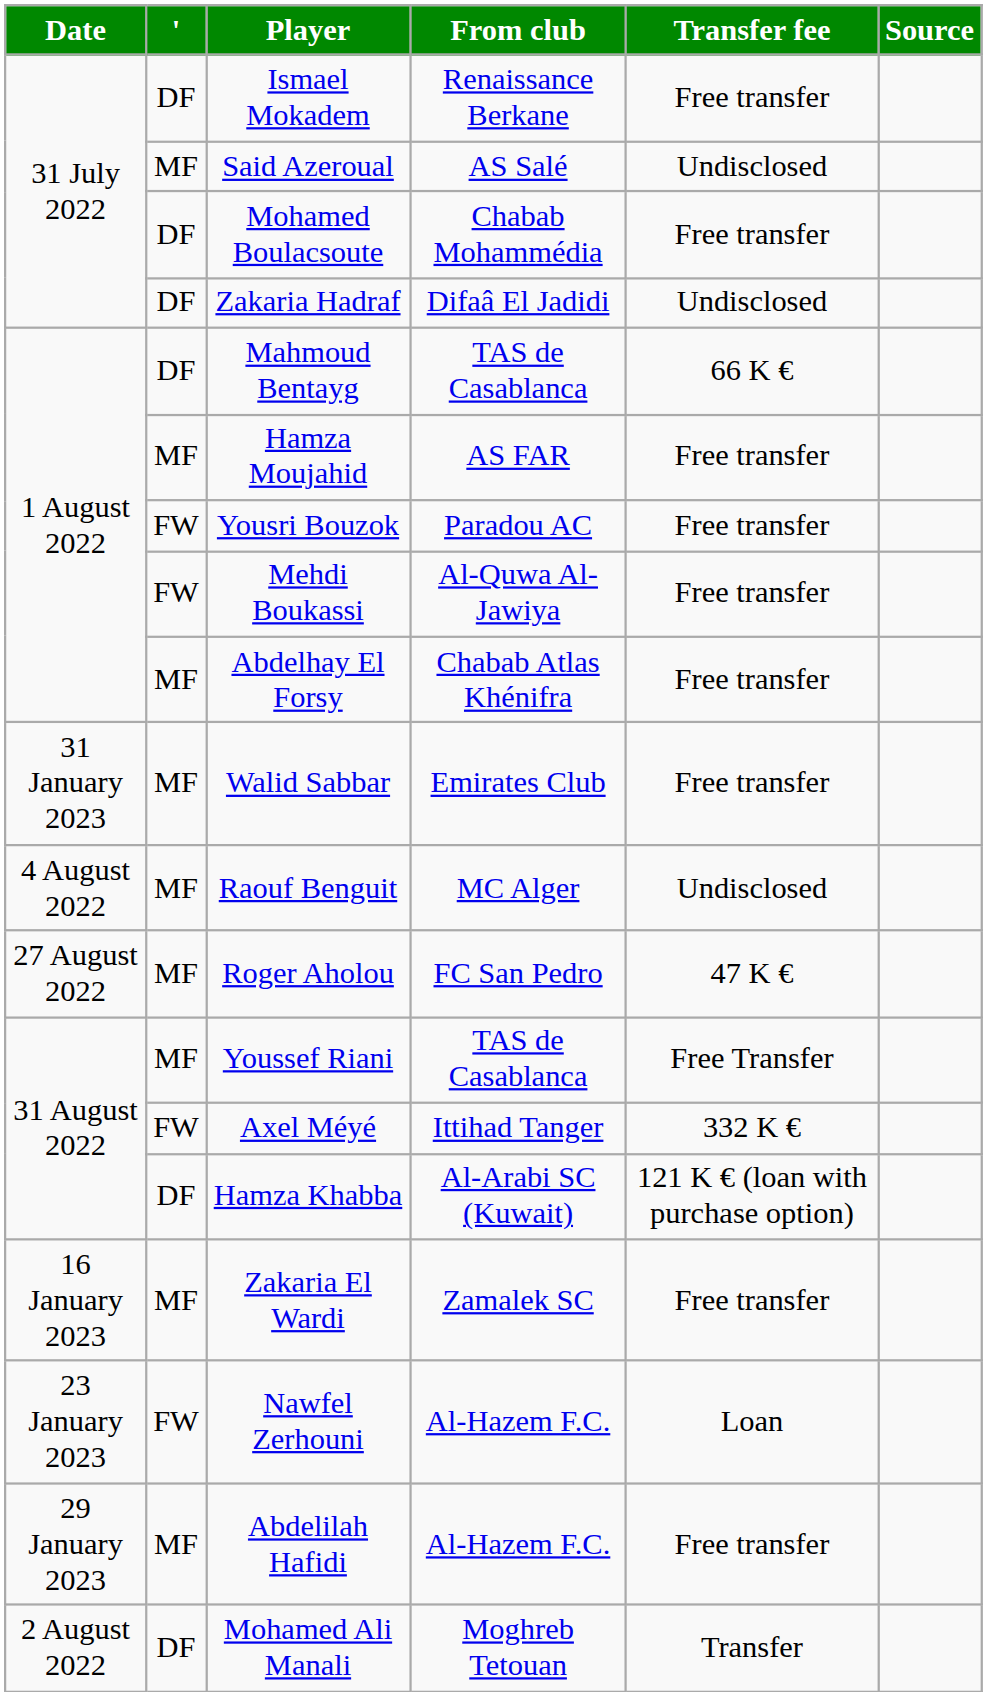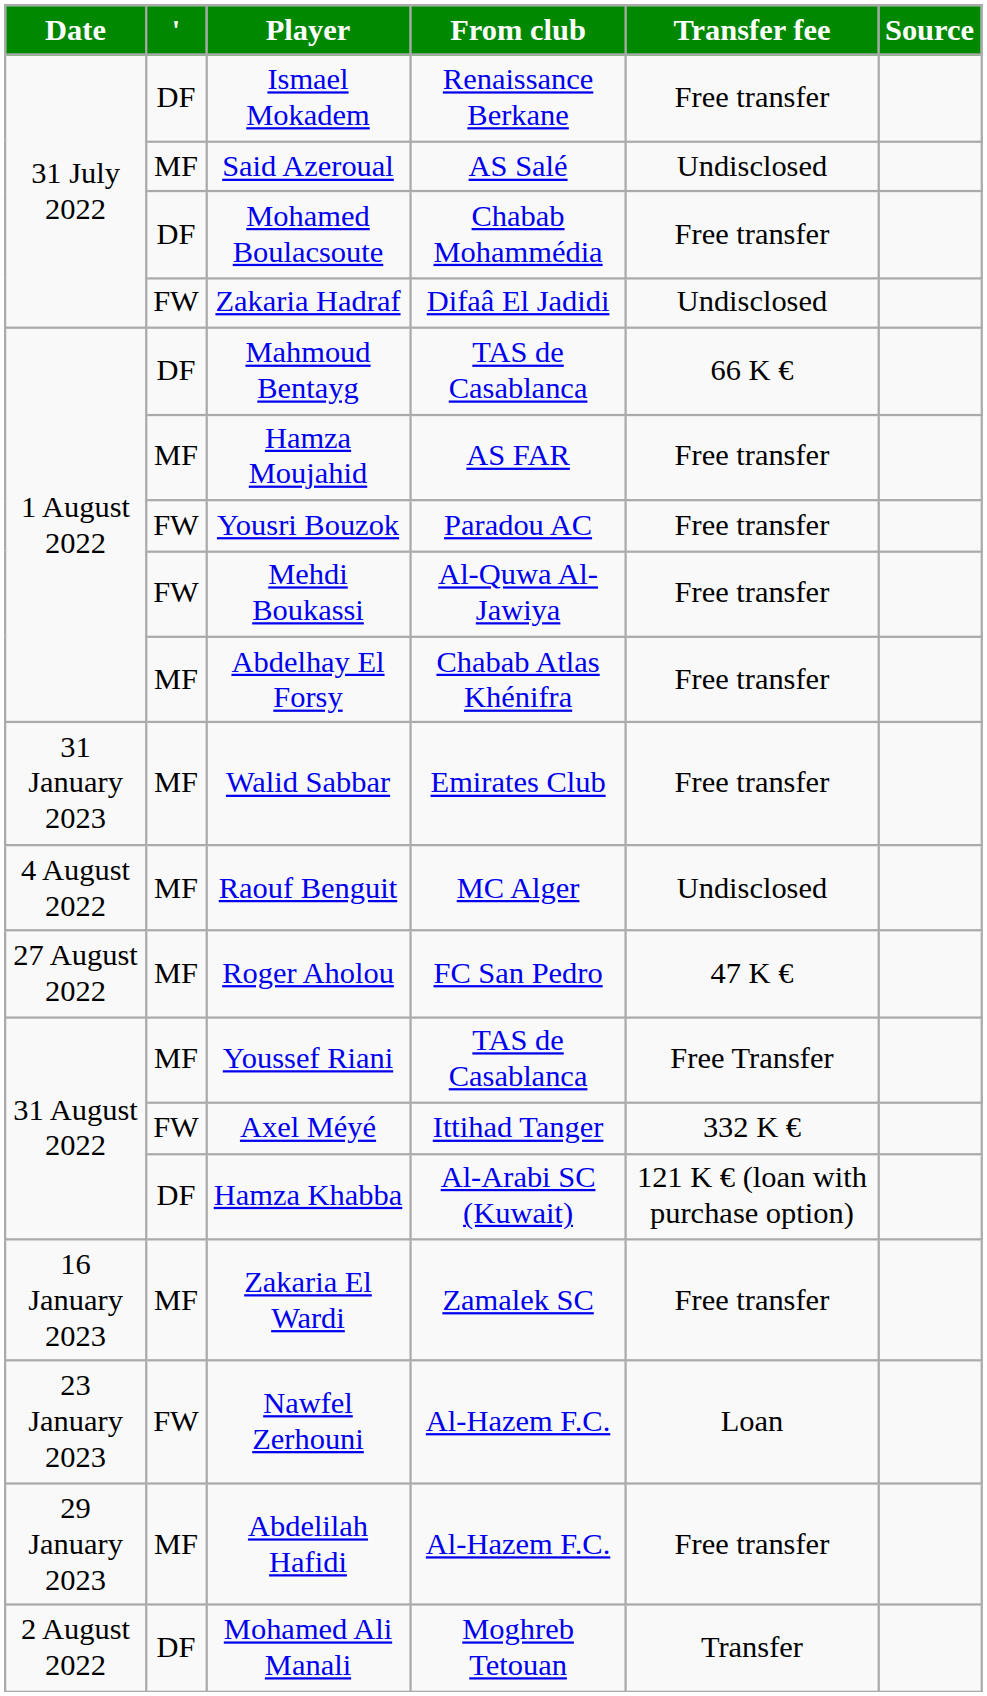(176, 301) DF -> (176, 301) FW
